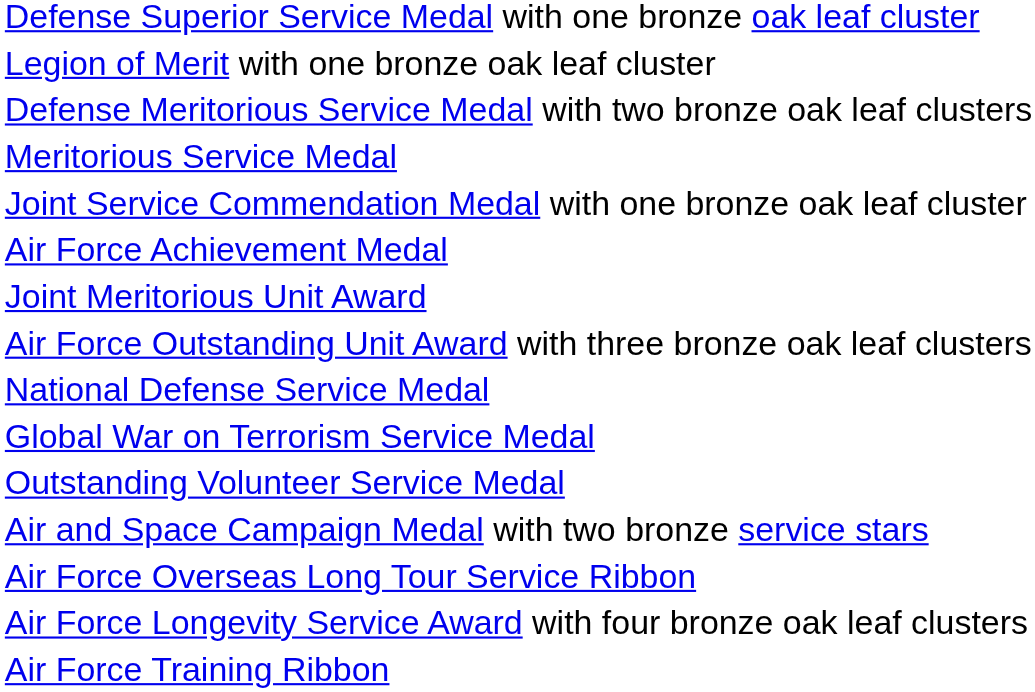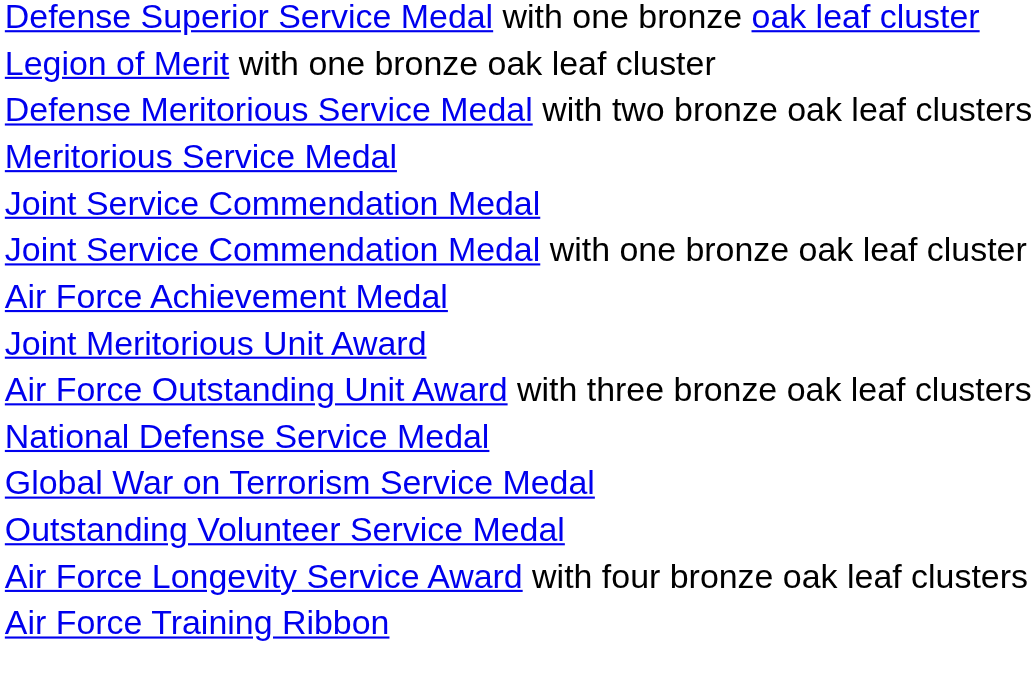+ row: (273, 203)
- row: (467, 529)
- row: (350, 576)
